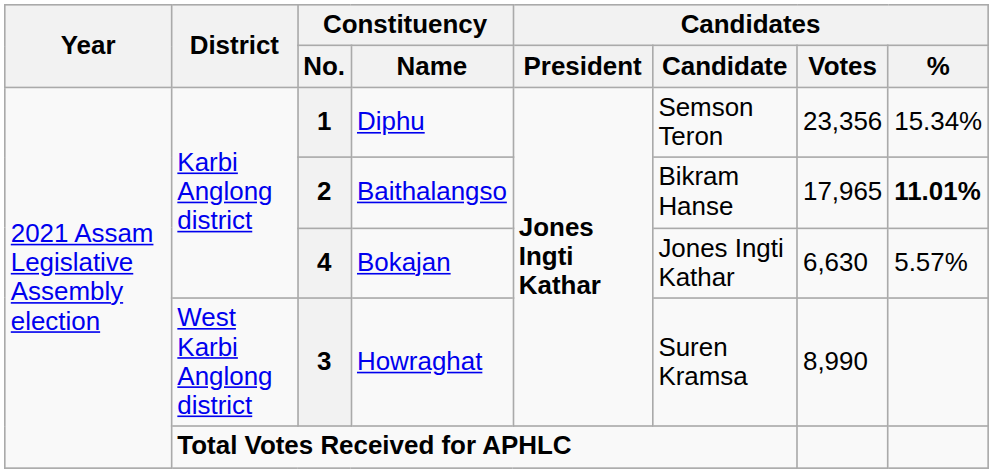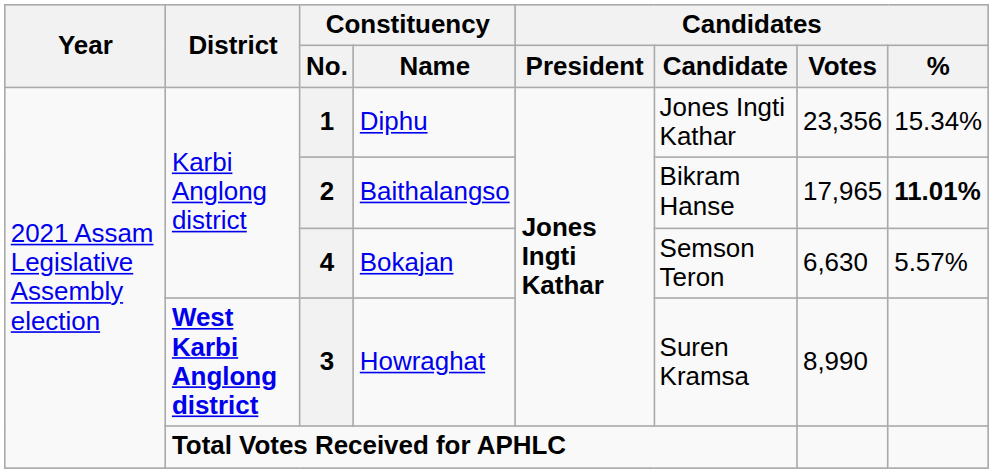(706, 121) Semson Teron -> (722, 121) Jones Ingti Kathar
(721, 262) Jones Ingti Kathar -> (707, 262) Semson Teron
(225, 361) normal -> (224, 361) bold
